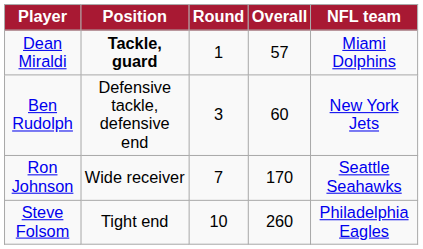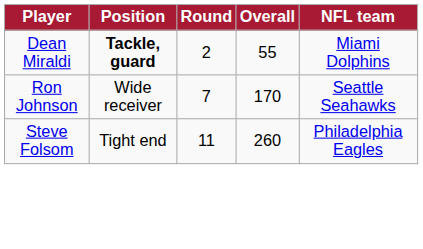(219, 52) 1 -> (206, 52) 2
(280, 52) 57 -> (267, 52) 55
- row: (43, 115)
(218, 221) 10 -> (206, 140) 11
